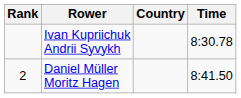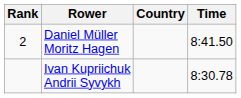rows swapped: (87, 41) <-> (82, 75)
